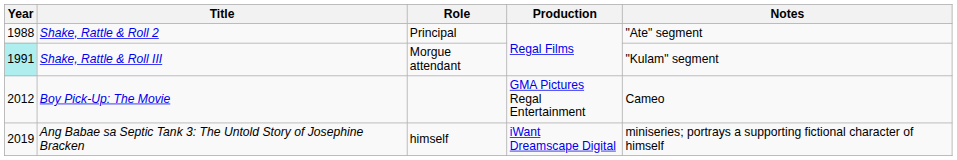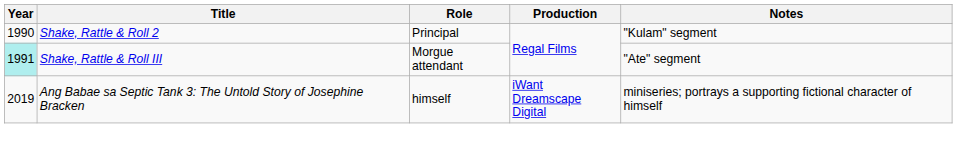(21, 33) 1988 -> (21, 33) 1990
(664, 33) "Ate" segment -> (670, 33) "Kulam" segment
(672, 59) "Kulam" segment -> (662, 59) "Ate" segment
- row: (105, 99)
